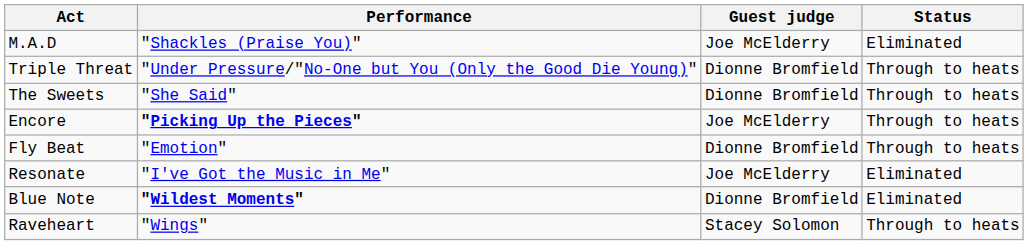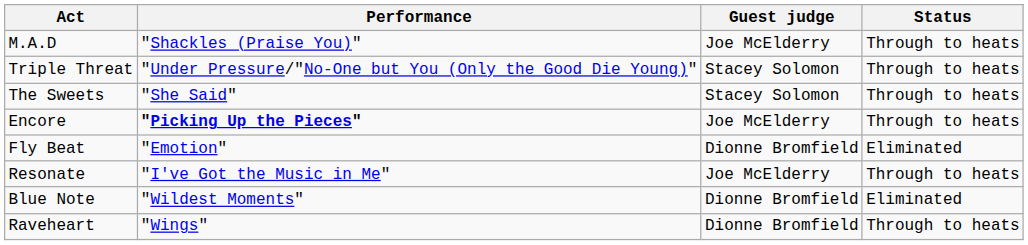(914, 44) Eliminated -> (943, 44) Through to heats
(782, 70) Dionne Bromfield -> (772, 70) Stacey Solomon
(782, 96) Dionne Bromfield -> (772, 96) Stacey Solomon
(943, 148) Through to heats -> (914, 148) Eliminated
(914, 174) Eliminated -> (943, 174) Through to heats
(222, 200) bold -> (222, 200) normal
(772, 226) Stacey Solomon -> (782, 226) Dionne Bromfield
